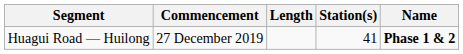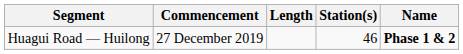(370, 37) 41 -> (370, 37) 46
